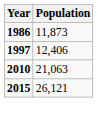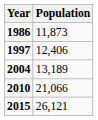+ row: (19, 69)
(52, 69) 21,063 -> (52, 87) 21,066
